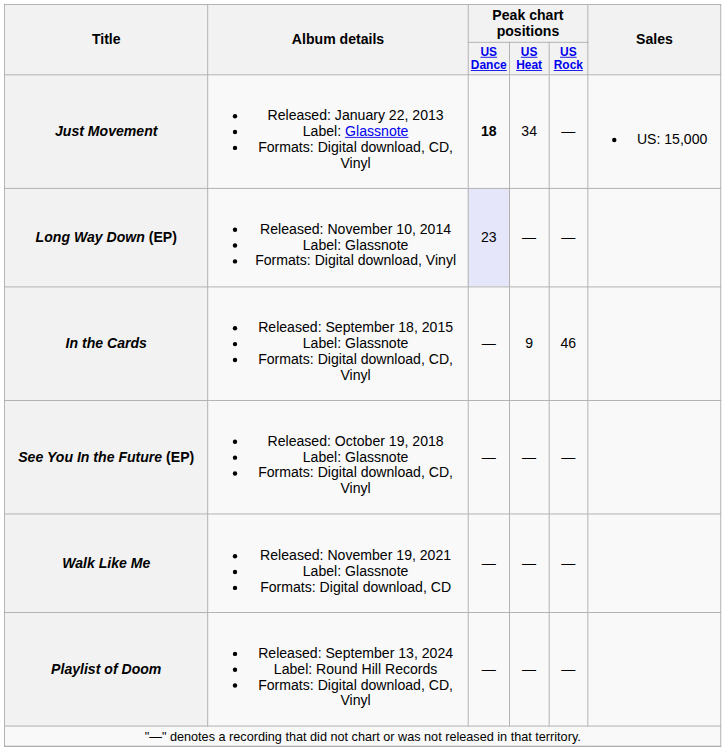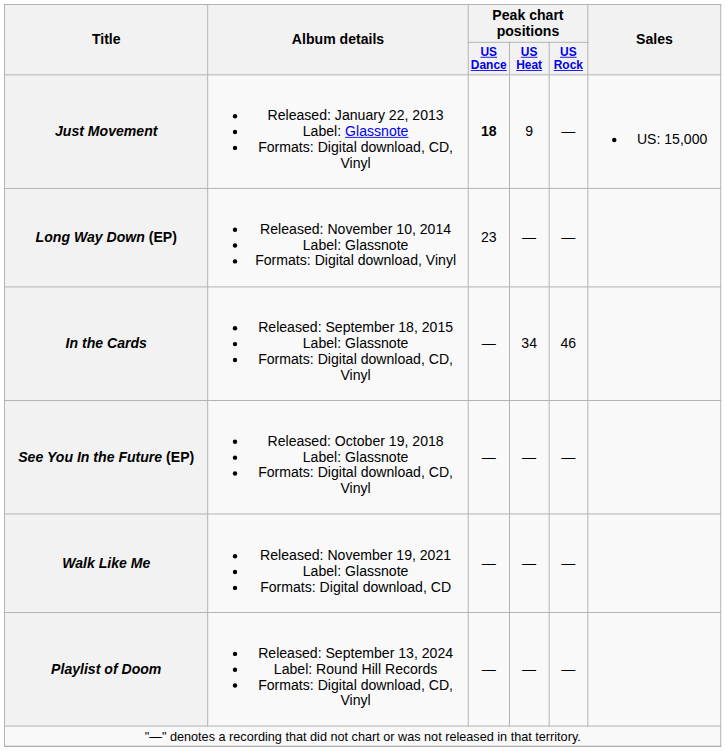(529, 131) 34 -> (529, 131) 9
(489, 237) lavender background -> (489, 237) no background
(529, 343) 9 -> (529, 343) 34
